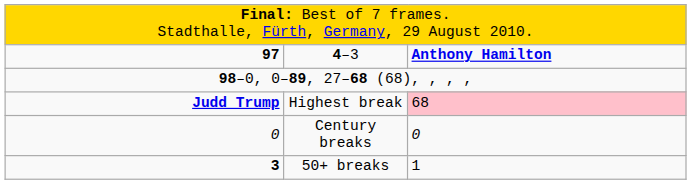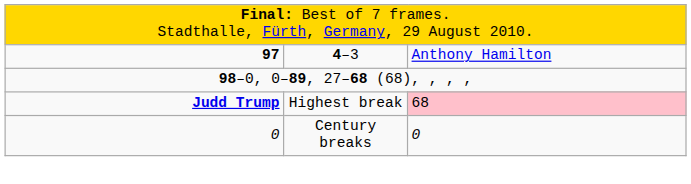(481, 57) bold -> (481, 57) normal
- row: (346, 167)
